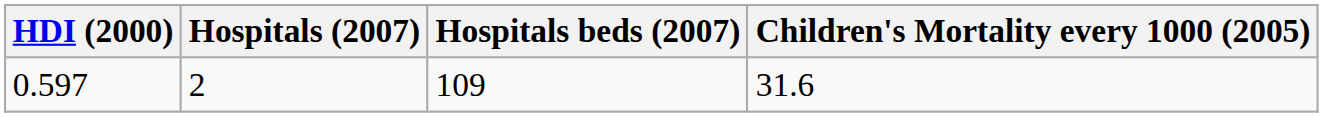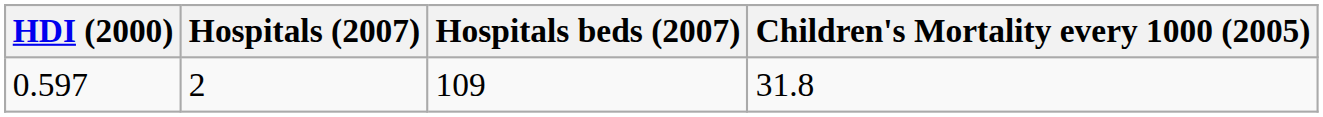(785, 84) 31.6 -> (785, 84) 31.8
